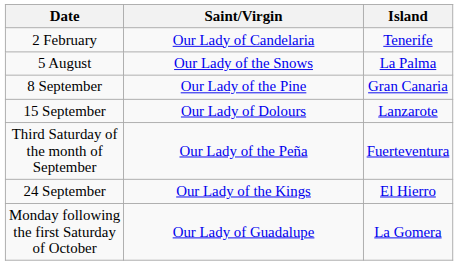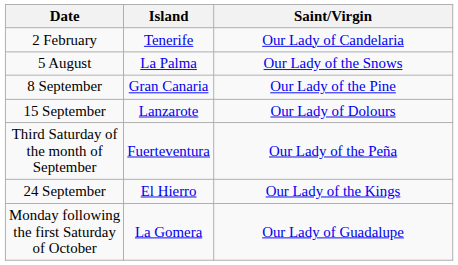columns swapped: (408, 16) <-> (244, 16)
